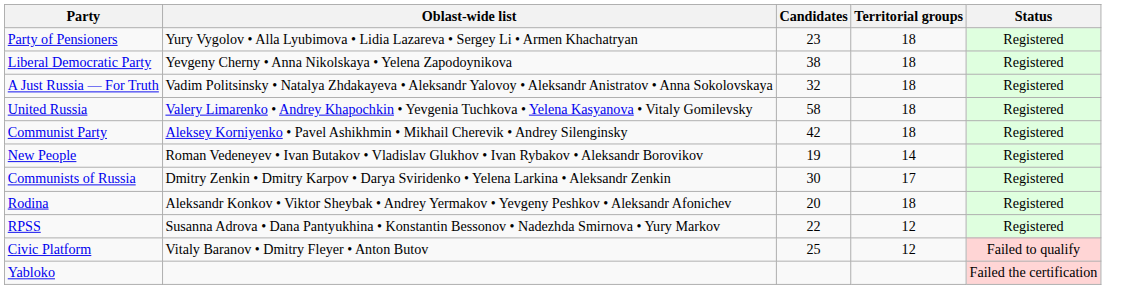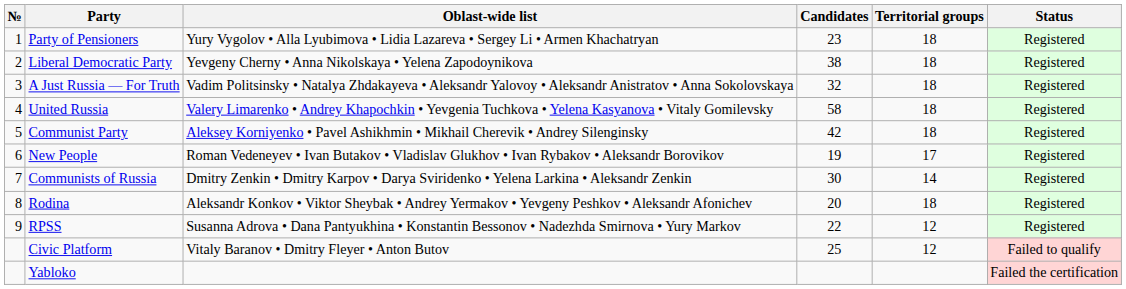+ column: (15, 16)
(909, 156) 14 -> (929, 156) 17
(909, 179) 17 -> (929, 179) 14
